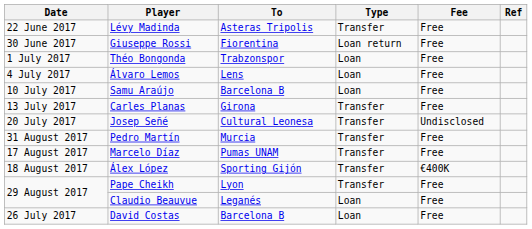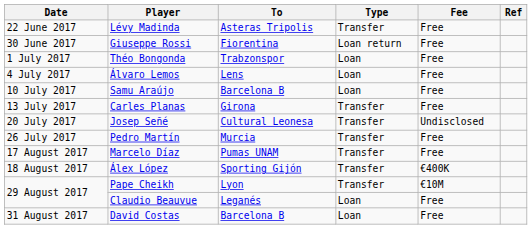(47, 138) 31 August 2017 -> (41, 138) 26 July 2017
(432, 185) Free -> (432, 185) €10M
(41, 216) 26 July 2017 -> (47, 216) 31 August 2017
